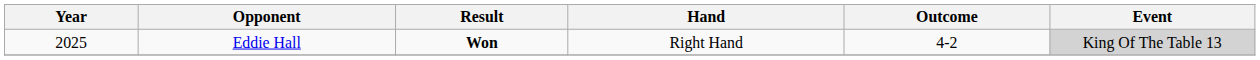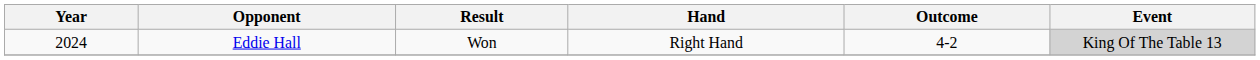(71, 42) 2025 -> (71, 42) 2024
(482, 42) bold -> (482, 42) normal
